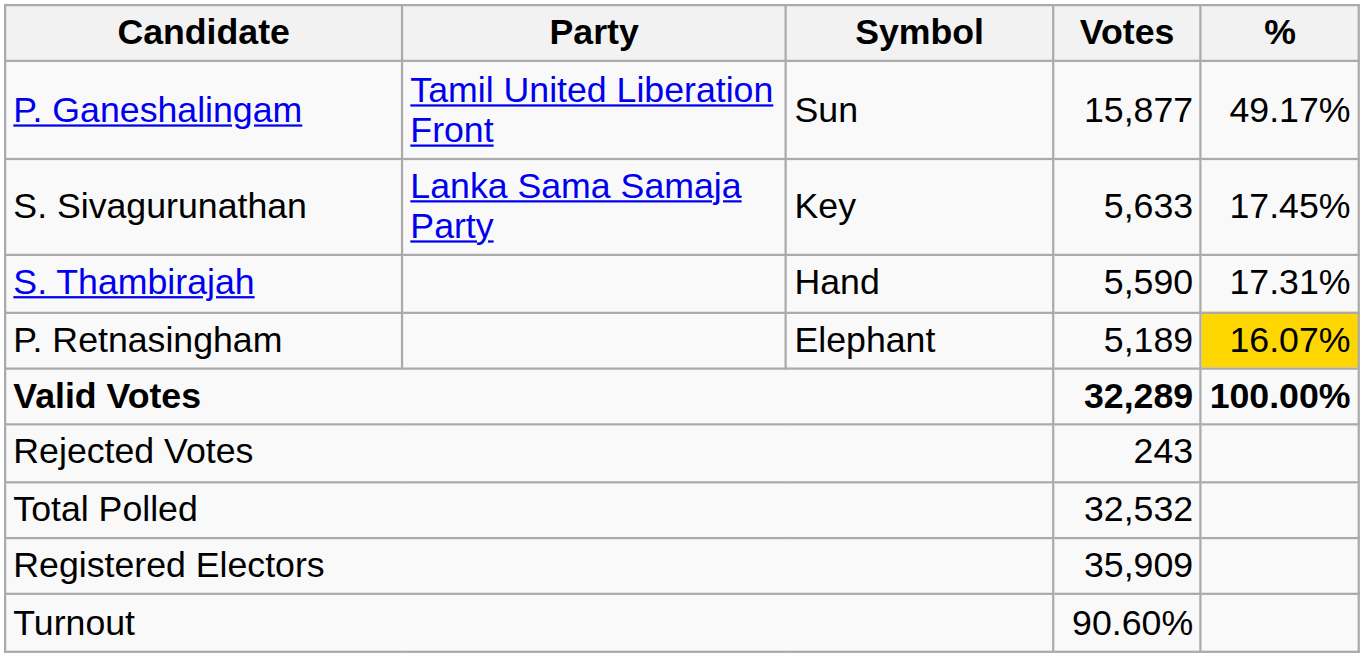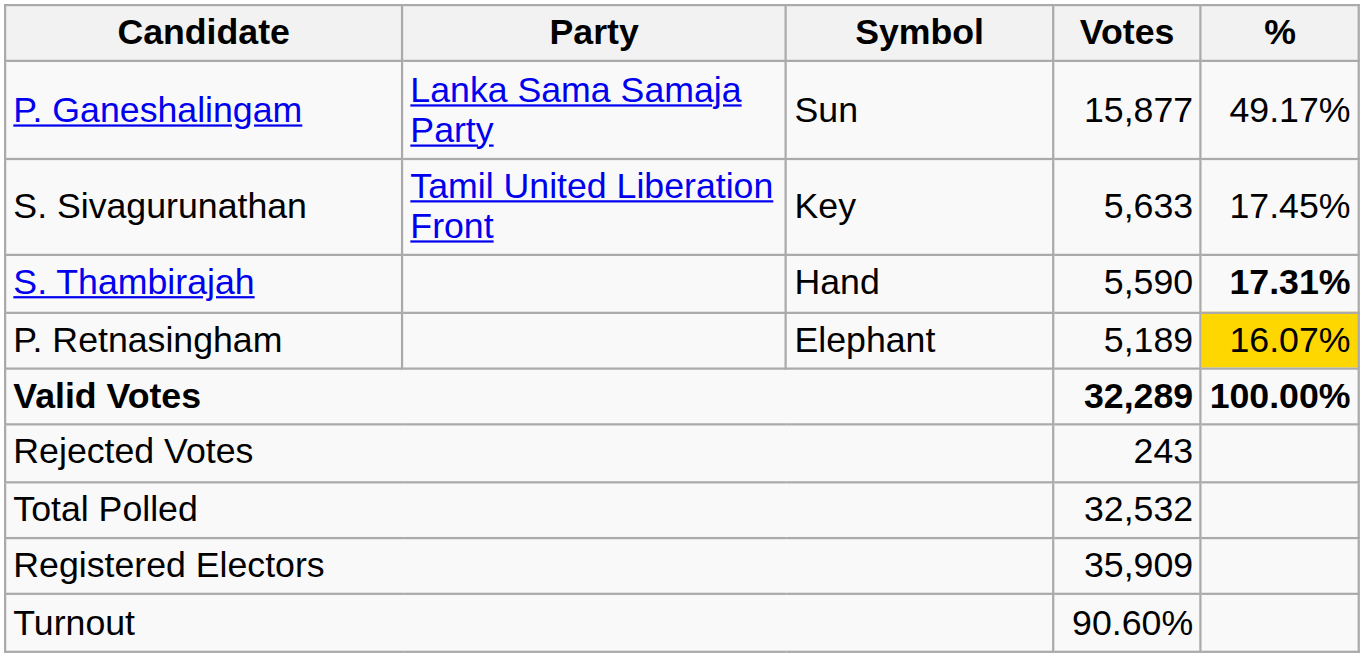(592, 109) Tamil United Liberation Front -> (576, 109) Lanka Sama Samaja Party
(576, 206) Lanka Sama Samaja Party -> (592, 206) Tamil United Liberation Front
(1290, 282) normal -> (1290, 282) bold
